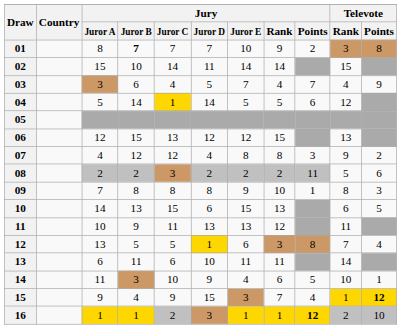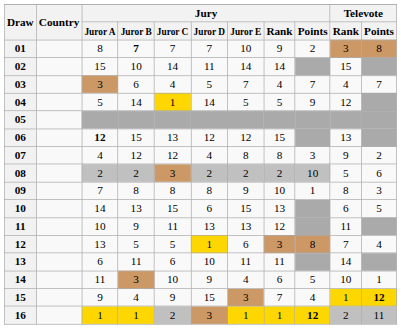(379, 84) 9 -> (379, 84) 7
(313, 102) 6 -> (313, 102) 9
(100, 137) normal -> (100, 137) bold
(313, 173) 11 -> (313, 173) 10
(379, 315) 10 -> (379, 315) 11
